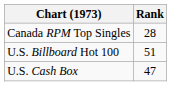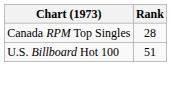- row: (42, 71)
